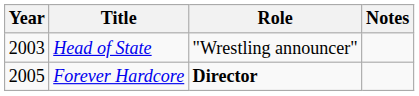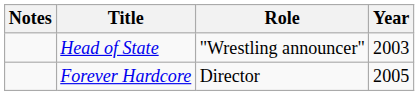columns swapped: (27, 18) <-> (388, 18)
(225, 76) bold -> (230, 76) normal
